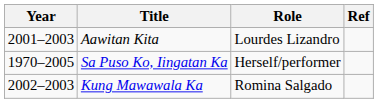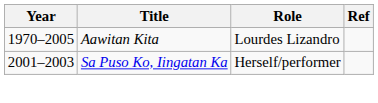(41, 39) 2001–2003 -> (41, 39) 1970–2005
(41, 62) 1970–2005 -> (41, 62) 2001–2003
- row: (142, 86)
